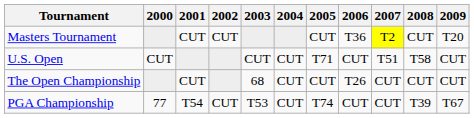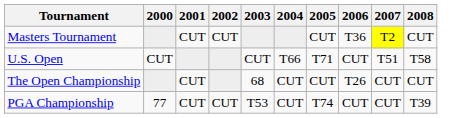- column: (453, 15)
(290, 59) CUT -> (290, 59) T66
(192, 102) T54 -> (192, 102) CUT
